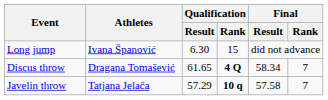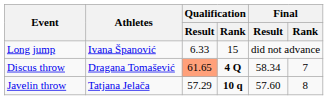(200, 50) 6.30 -> (200, 50) 6.33
(200, 68) no background -> (200, 68) lightsalmon background
(268, 86) 57.58 -> (268, 86) 57.60
(305, 86) 7 -> (305, 86) 8
